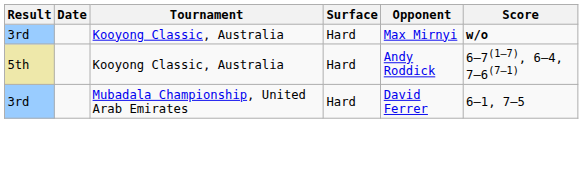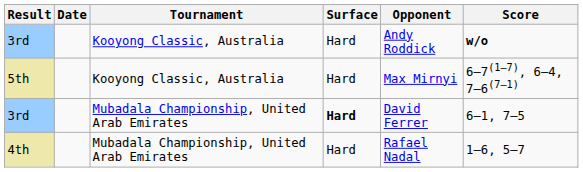(421, 34) Max Mirnyi -> (410, 41) Andy Roddick
(410, 64) Andy Roddick -> (421, 79) Max Mirnyi
(341, 102) normal -> (341, 116) bold
+ row: (18, 150)
